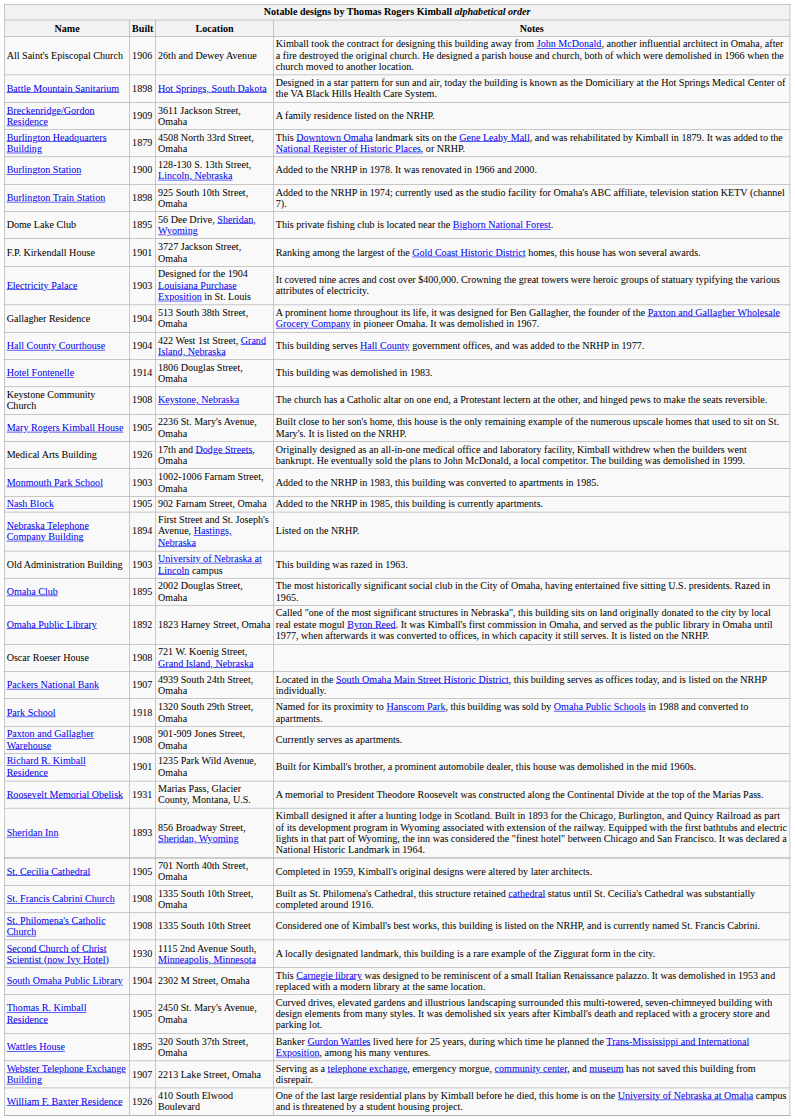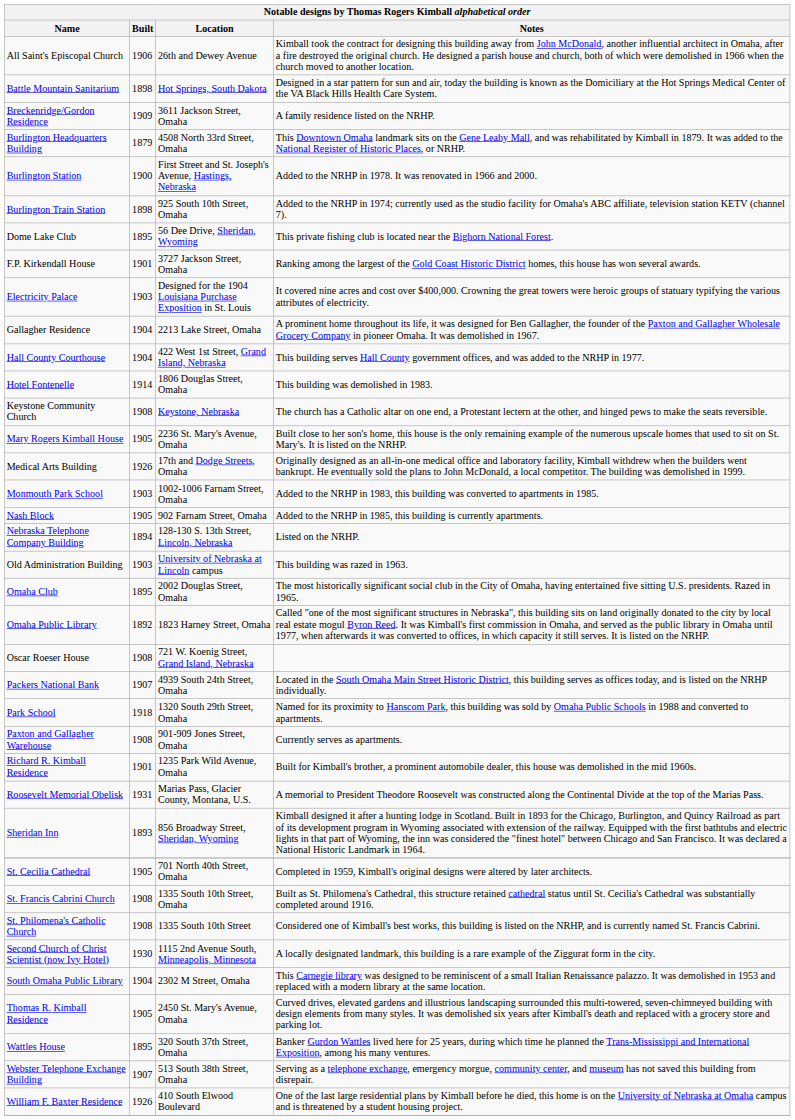(205, 170) 128-130 S. 13th Street, Lincoln, Nebraska -> (213, 176) First Street and St. Joseph's Avenue, Hastings, Nebraska
(203, 318) 513 South 38th Street, Omaha -> (210, 330) 2213 Lake Street, Omaha
(213, 531) First Street and St. Joseph's Avenue, Hastings, Nebraska -> (205, 537) 128-130 S. 13th Street, Lincoln, Nebraska
(210, 1074) 2213 Lake Street, Omaha -> (203, 1074) 513 South 38th Street, Omaha
